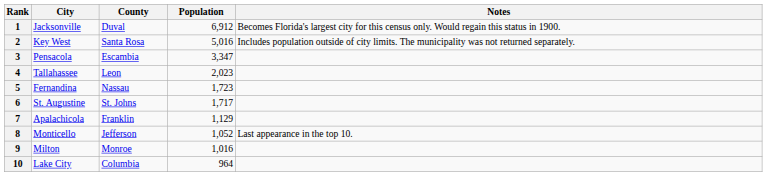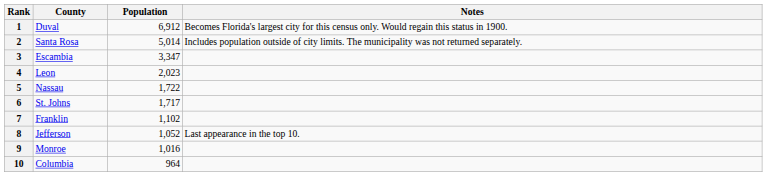- column: (65, 12)
(222, 42) 5,016 -> (169, 42) 5,014
(222, 88) 1,723 -> (169, 88) 1,722
(222, 118) 1,129 -> (169, 118) 1,102
